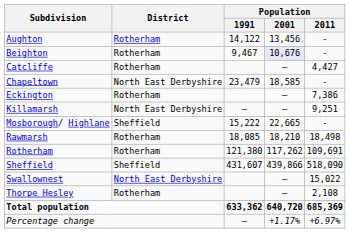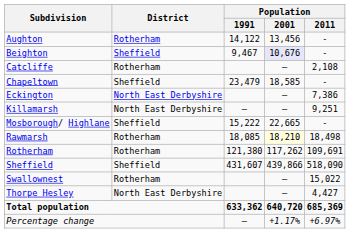(137, 53) Rotherham -> (137, 53) Sheffield
(325, 67) 4,427 -> (325, 67) 2,108
(168, 81) North East Derbyshire -> (137, 81) Sheffield
(137, 95) Rotherham -> (168, 95) North East Derbyshire
(285, 137) no background -> (285, 137) lightyellow background
(168, 179) North East Derbyshire -> (137, 179) Rotherham
(137, 193) Rotherham -> (168, 193) North East Derbyshire
(325, 193) 2,108 -> (325, 193) 4,427
